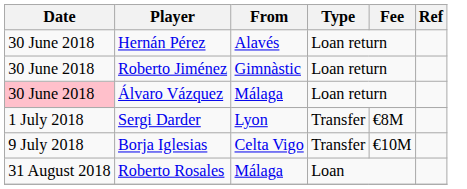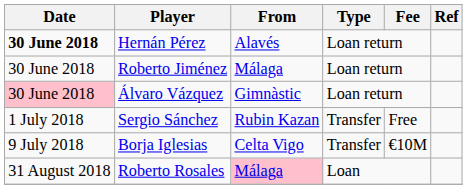(51, 42) normal -> (53, 42) bold
(268, 68) Gimnàstic -> (259, 68) Málaga
(259, 94) Málaga -> (268, 94) Gimnàstic
- row: (159, 119)
+ row: (168, 119)
(259, 171) no background -> (259, 171) pink background
